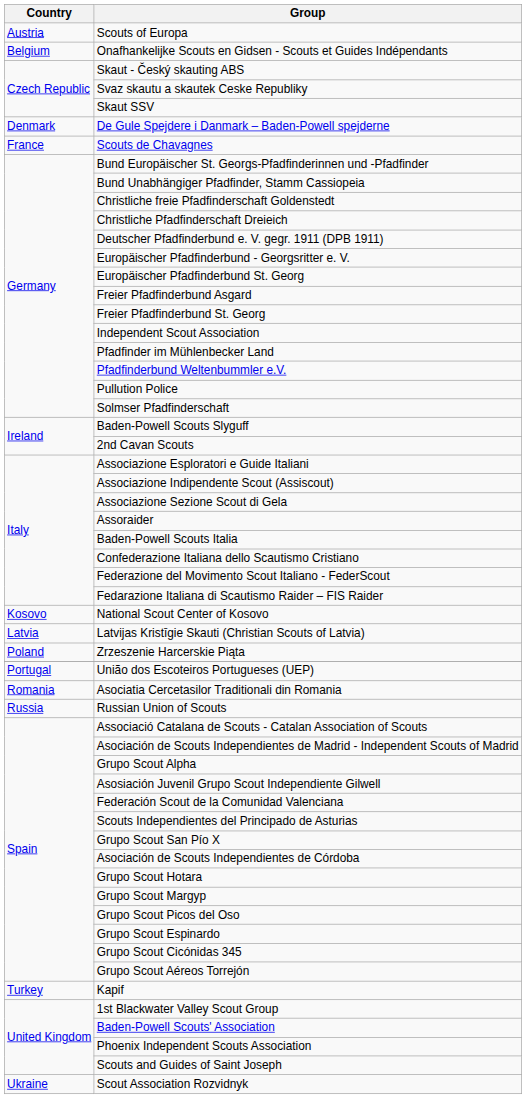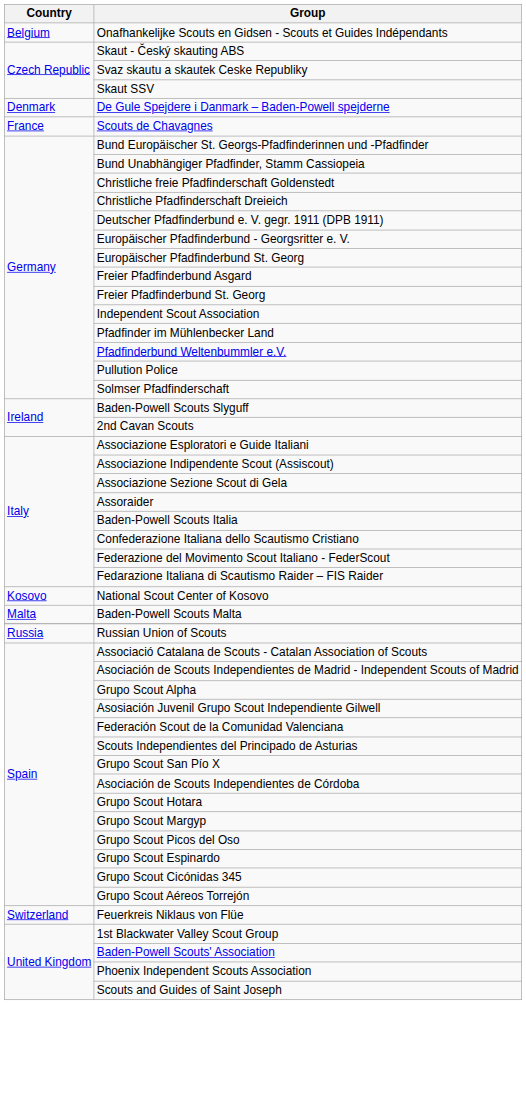- row: (142, 32)
- row: (231, 633)
+ row: (169, 614)
- row: (171, 652)
- row: (205, 671)
- row: (219, 689)
+ row: (170, 915)
- row: (110, 990)
- row: (172, 1084)
